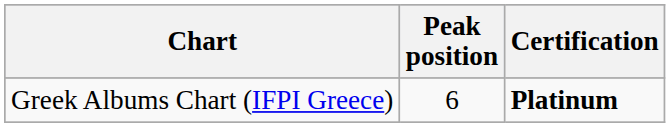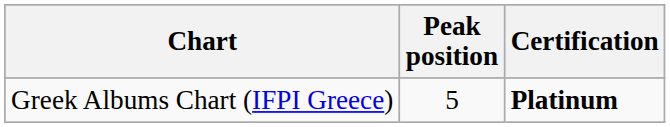(452, 99) 6 -> (452, 99) 5
